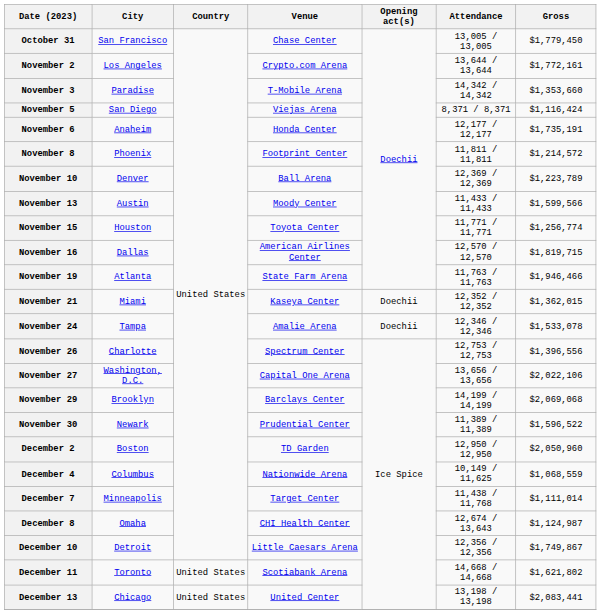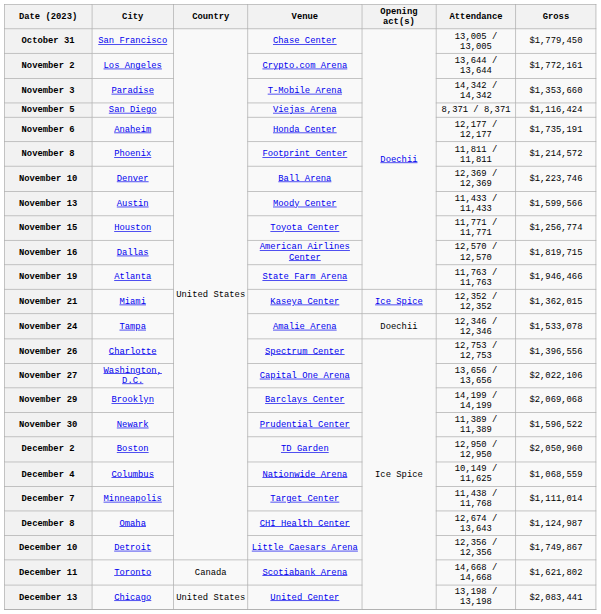(556, 179) $1,223,789 -> (556, 179) $1,223,746
(399, 302) Doechii -> (399, 302) Ice Spice
(211, 572) United States -> (211, 572) Canada
